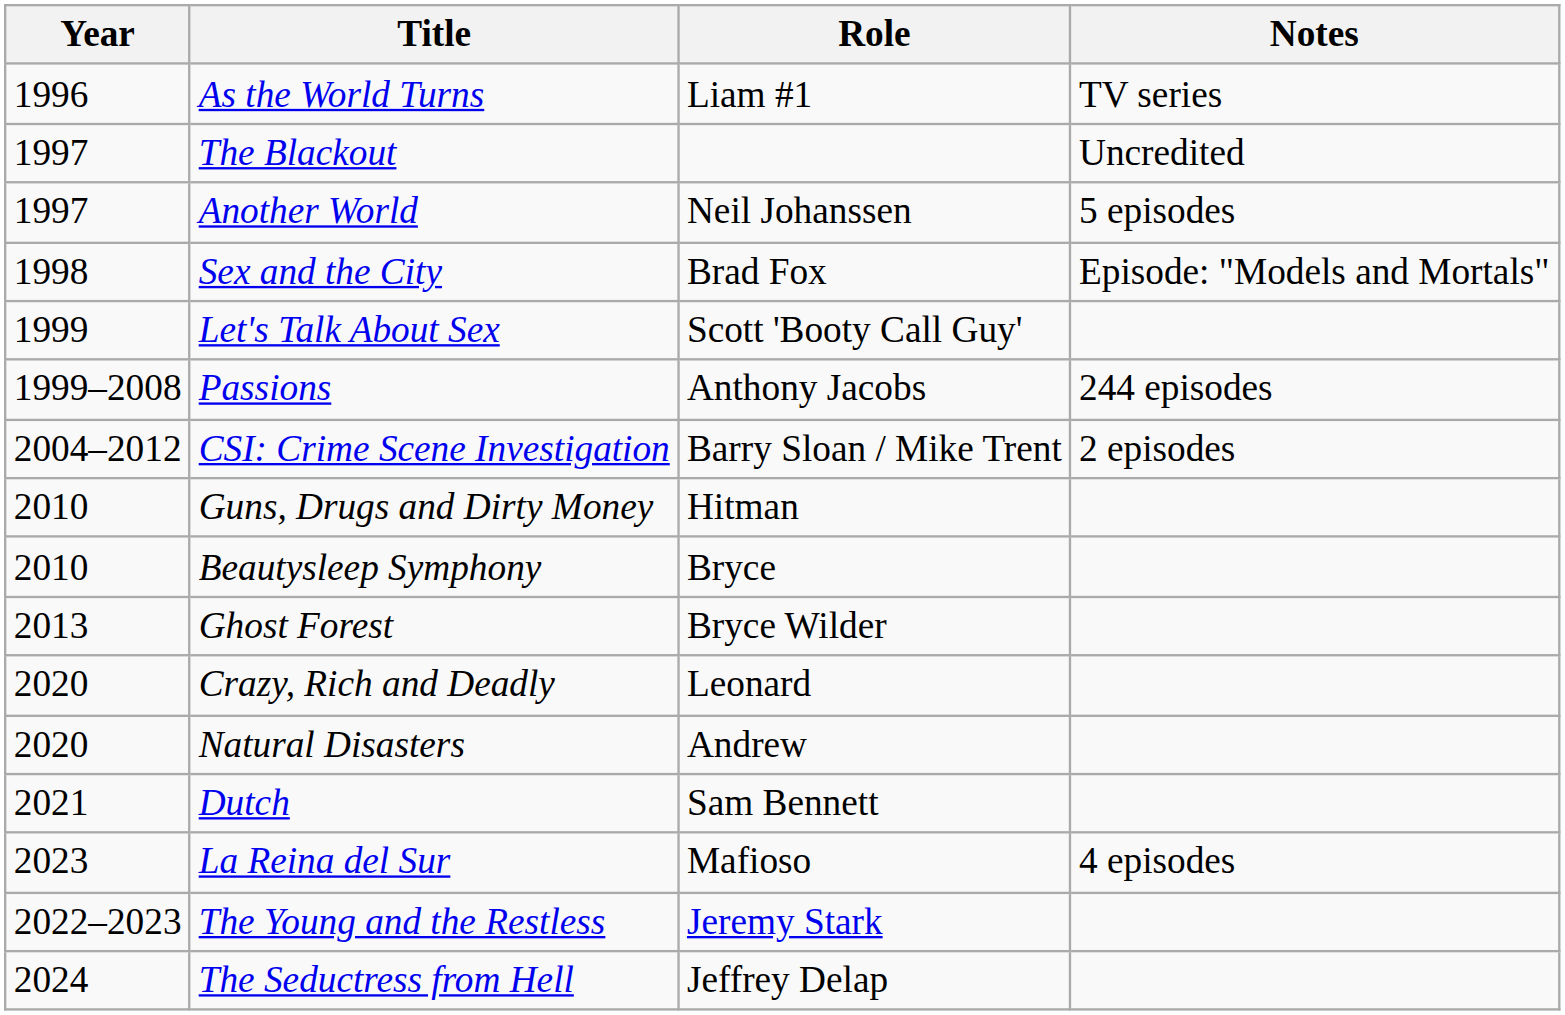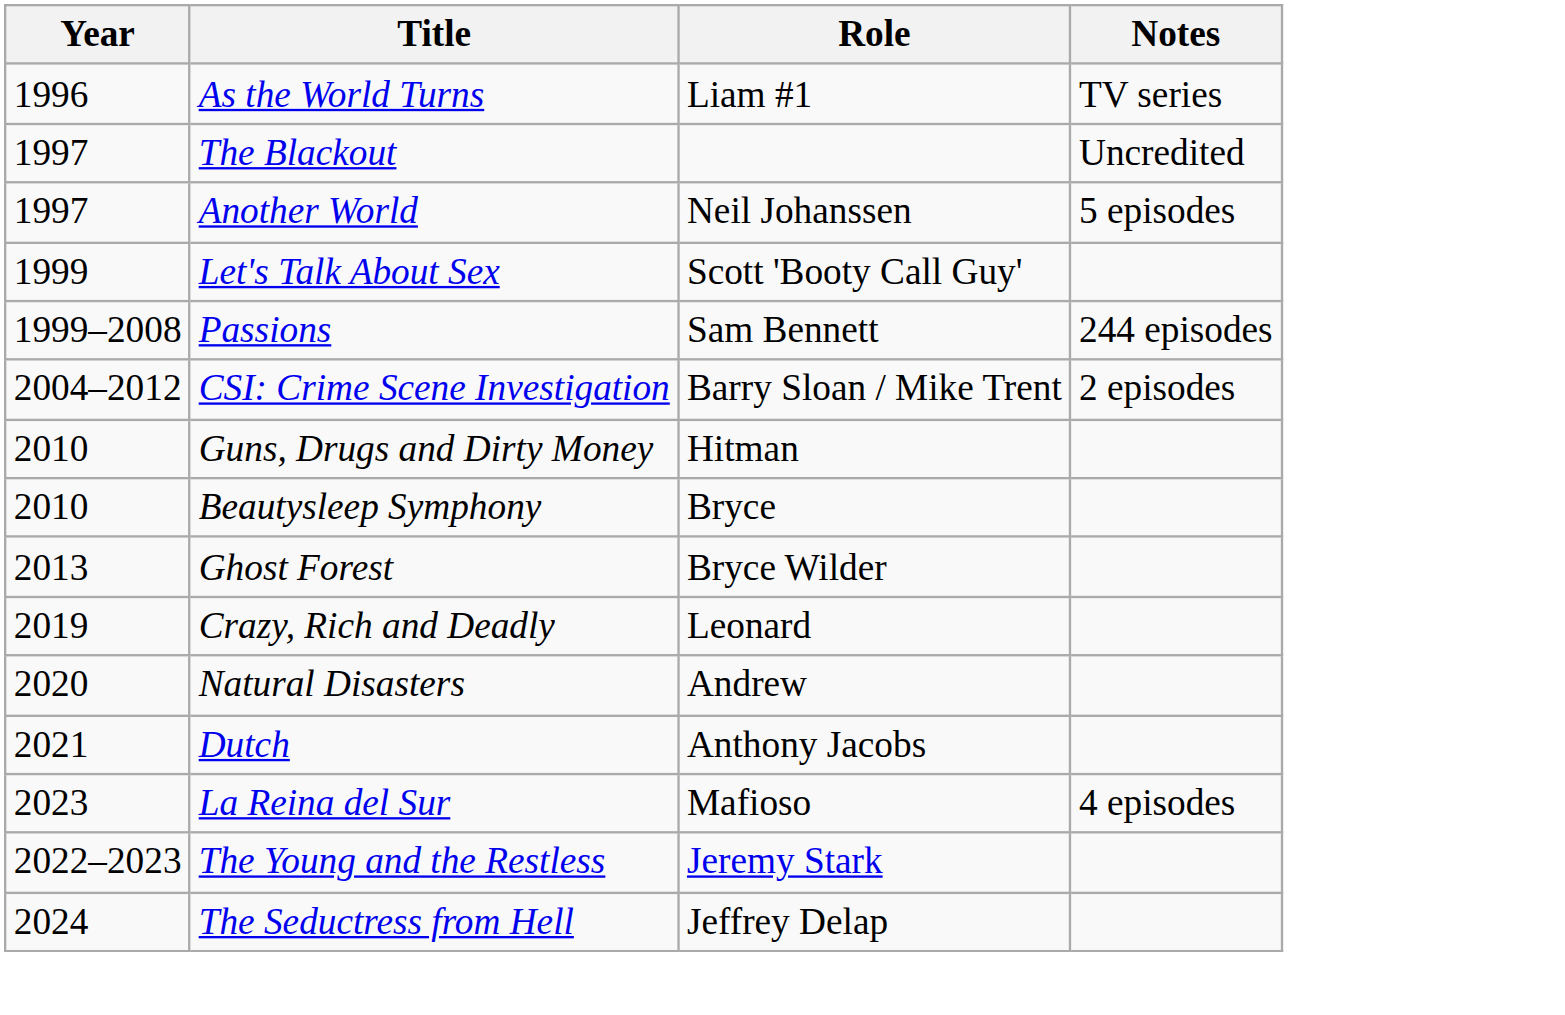- row: (320, 270)
(807, 388) Anthony Jacobs -> (783, 329) Sam Bennett
(51, 684) 2020 -> (51, 625) 2019
(783, 802) Sam Bennett -> (807, 743) Anthony Jacobs
